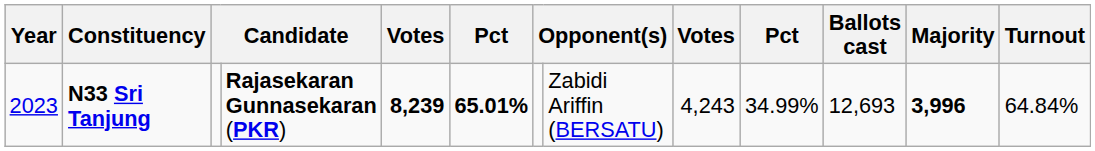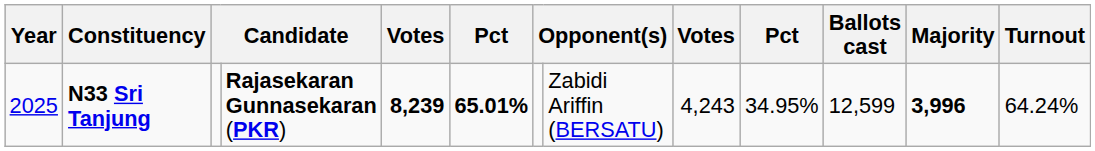(34, 105) 2023 -> (34, 105) 2025
(782, 105) 34.99% -> (782, 105) 34.95%
(862, 105) 12,693 -> (862, 105) 12,599
(1041, 105) 64.84% -> (1041, 105) 64.24%
